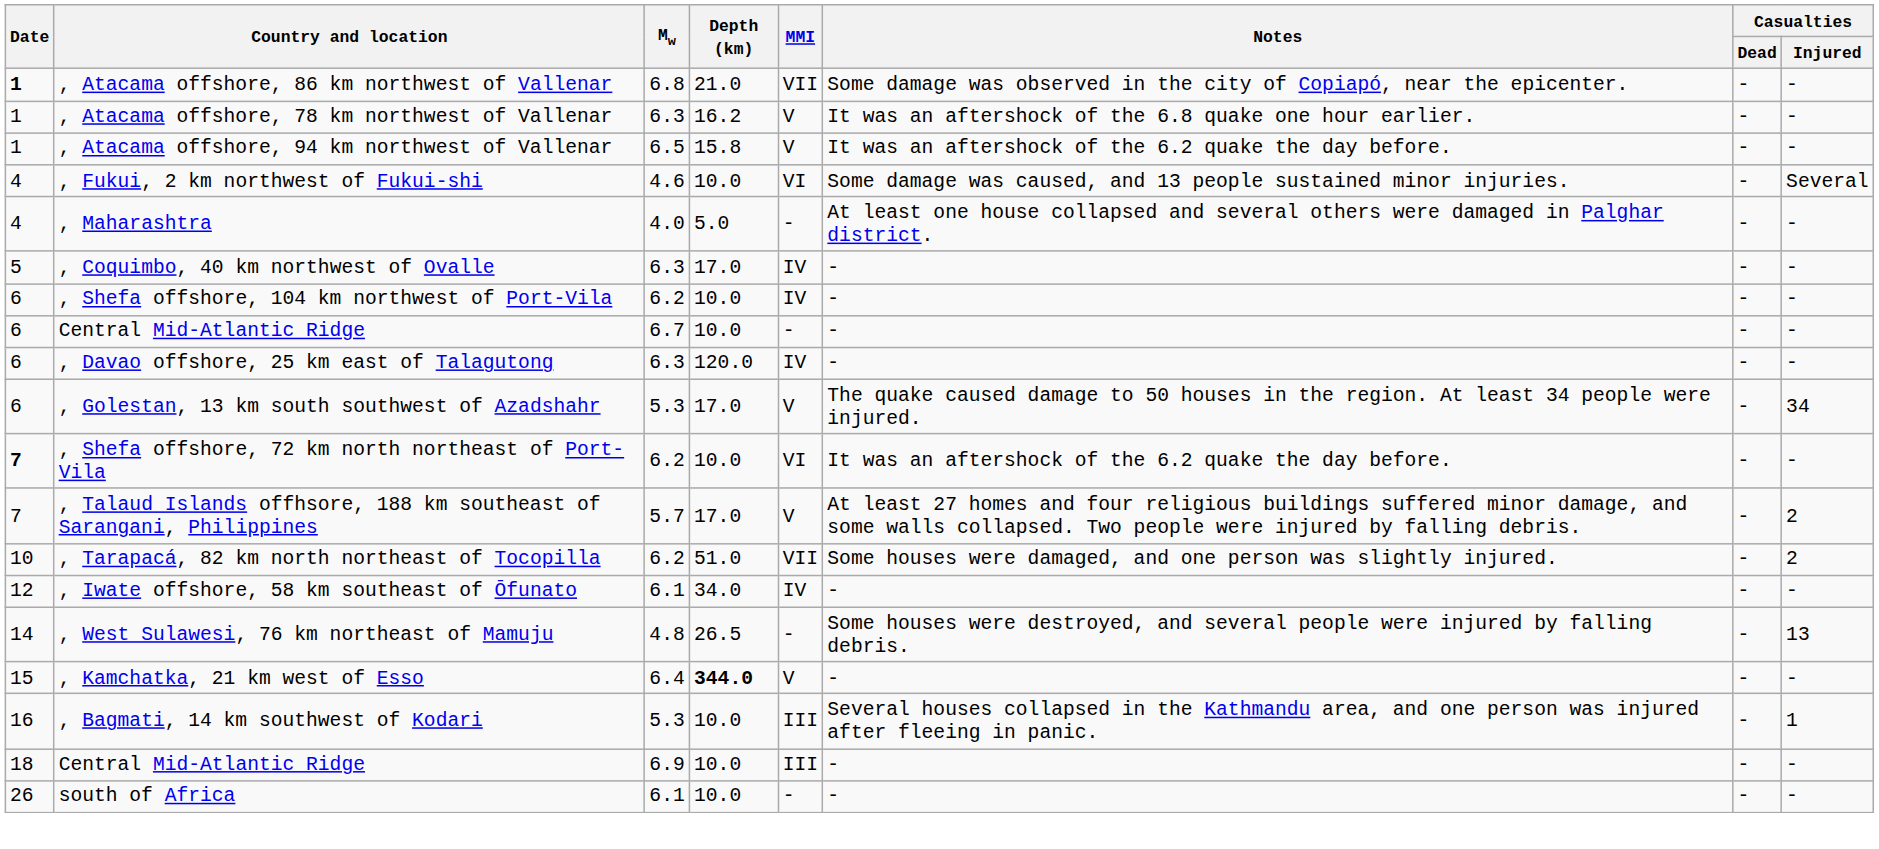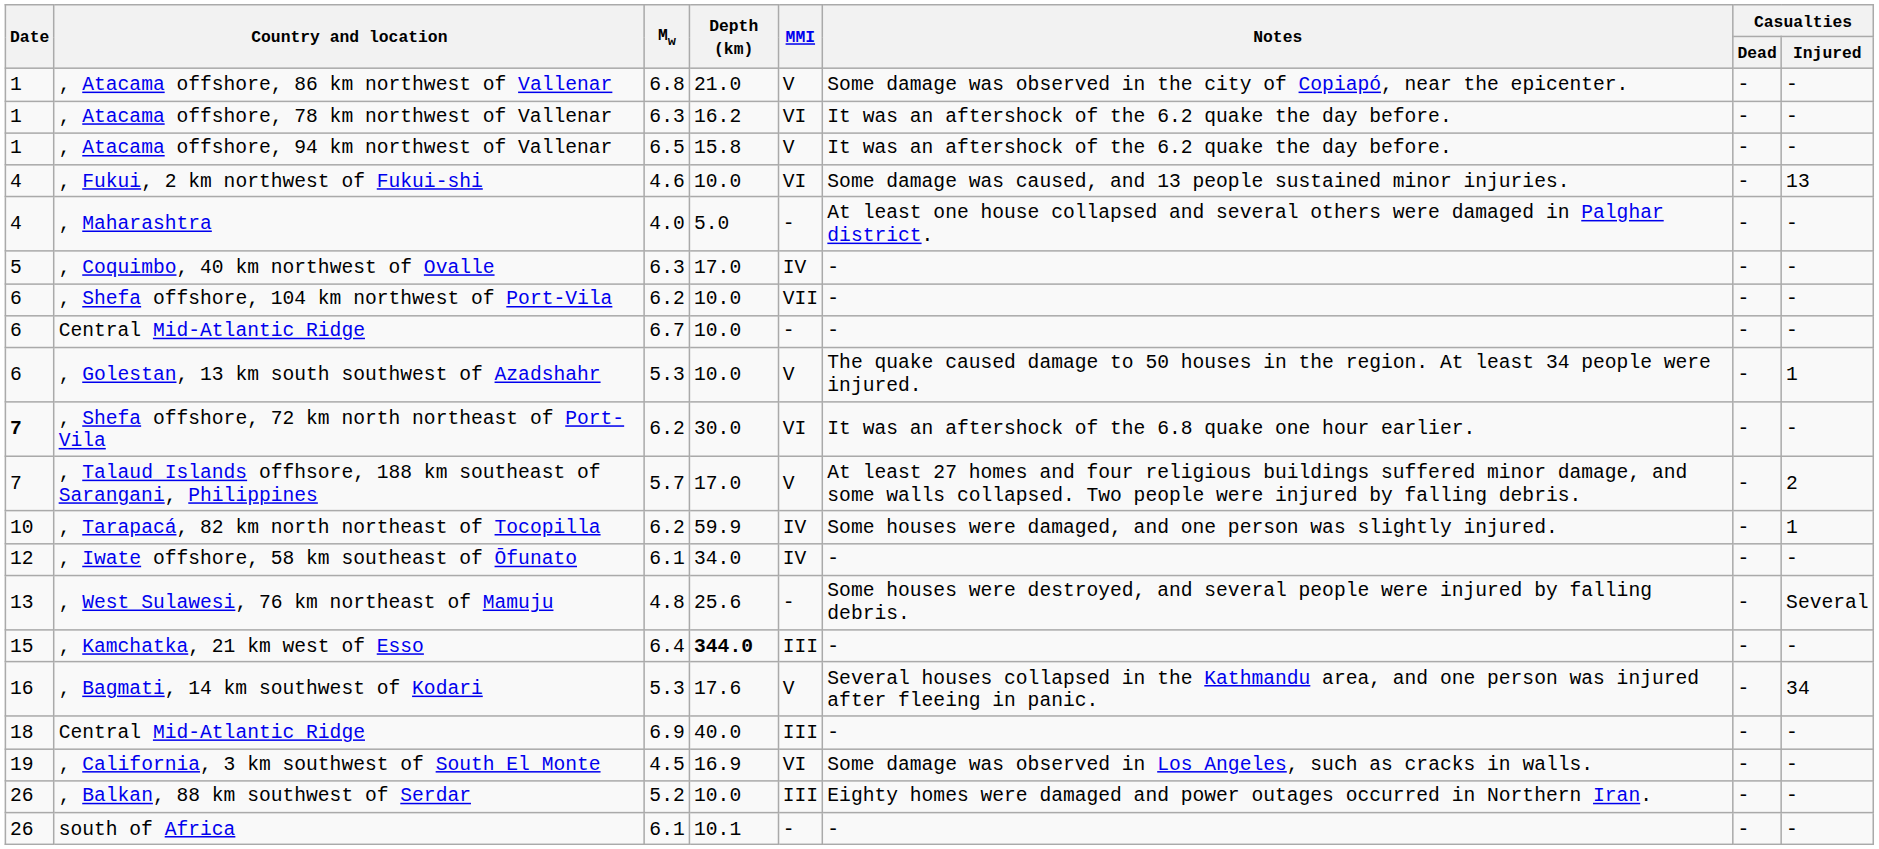(16, 85) bold -> (16, 85) normal
(800, 85) VII -> (789, 85) V
(789, 117) V -> (794, 117) VI
(1151, 117) It was an aftershock of the 6.8 quake one hour earlier. -> (1140, 117) It was an aftershock of the 6.2 quake the day before.
(1827, 181) Several -> (1798, 181) 13
(794, 299) IV -> (800, 299) VII
- row: (306, 363)
(718, 407) 17.0 -> (718, 375) 10.0
(1798, 407) 34 -> (1792, 375) 1
(718, 461) 10.0 -> (718, 429) 30.0
(1140, 461) It was an aftershock of the 6.2 quake the day before. -> (1151, 429) It was an aftershock of the 6.8 quake one hour earlier.
(718, 559) 51.0 -> (718, 527) 59.9
(800, 559) VII -> (794, 527) IV
(1792, 559) 2 -> (1792, 527) 1
(22, 635) 14 -> (22, 603) 13
(718, 635) 26.5 -> (718, 603) 25.6
(1798, 635) 13 -> (1827, 603) Several
(789, 678) V -> (800, 646) III
(718, 721) 10.0 -> (718, 689) 17.6
(800, 721) III -> (789, 689) V
(1792, 721) 1 -> (1798, 689) 34
(718, 765) 10.0 -> (718, 733) 40.0
+ row: (330, 765)
+ row: (265, 797)
(718, 797) 10.0 -> (718, 829) 10.1
